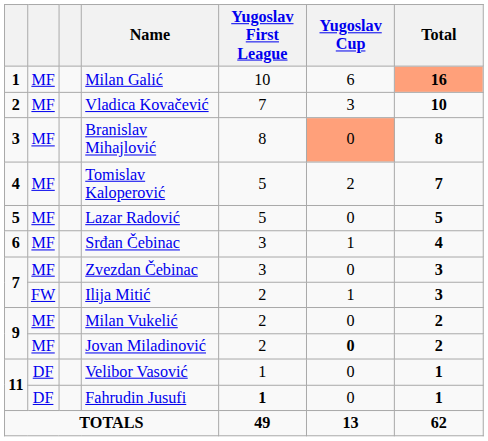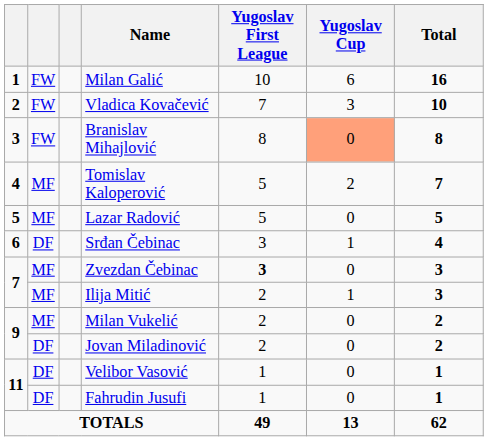(43, 79) MF -> (43, 79) FW
(439, 79) lightsalmon background -> (439, 79) no background
(43, 104) MF -> (43, 104) FW
(43, 139) MF -> (43, 139) FW
(43, 243) MF -> (43, 243) DF
(262, 269) normal -> (262, 269) bold
(43, 295) FW -> (43, 295) MF
(43, 346) MF -> (43, 346) DF
(351, 346) bold -> (351, 346) normal
(262, 397) bold -> (262, 397) normal
